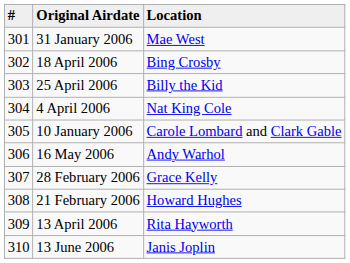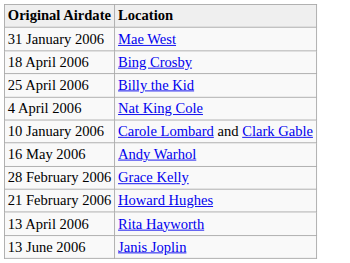- column: (11, 16)
